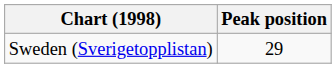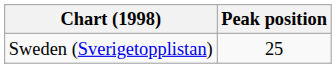(274, 48) 29 -> (274, 48) 25
